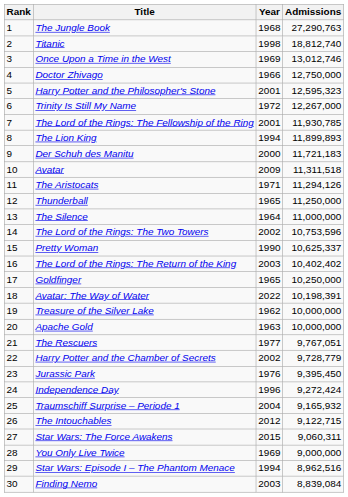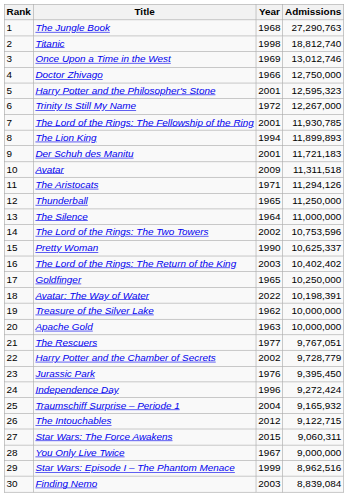(269, 153) 2000 -> (269, 153) 2001
(269, 452) 1969 -> (269, 452) 1967
(269, 468) 1994 -> (269, 468) 1999
